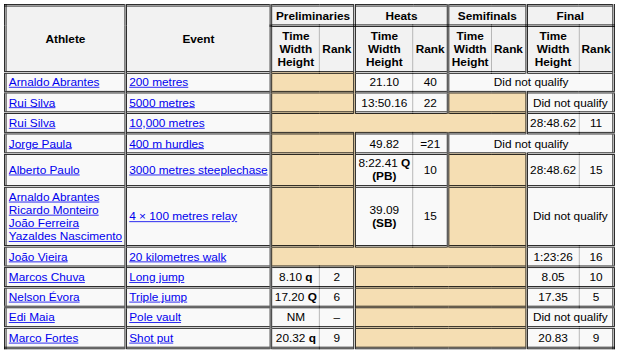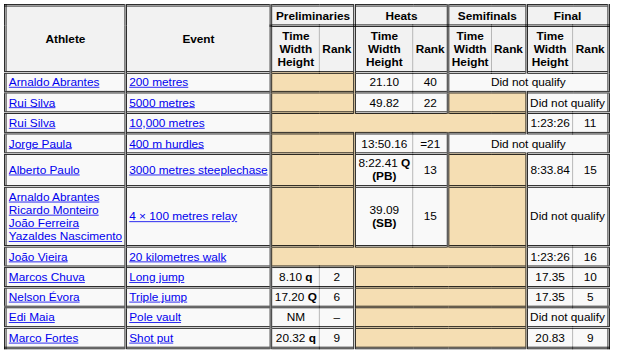(384, 103) 13:50.16 -> (384, 103) 49.82
(553, 123) 28:48.62 -> (550, 123) 1:23:26
(384, 143) 49.82 -> (384, 143) 13:50.16
(430, 170) 10 -> (430, 170) 13
(553, 170) 28:48.62 -> (550, 170) 8:33.84
(553, 277) 8.05 -> (550, 277) 17.35
